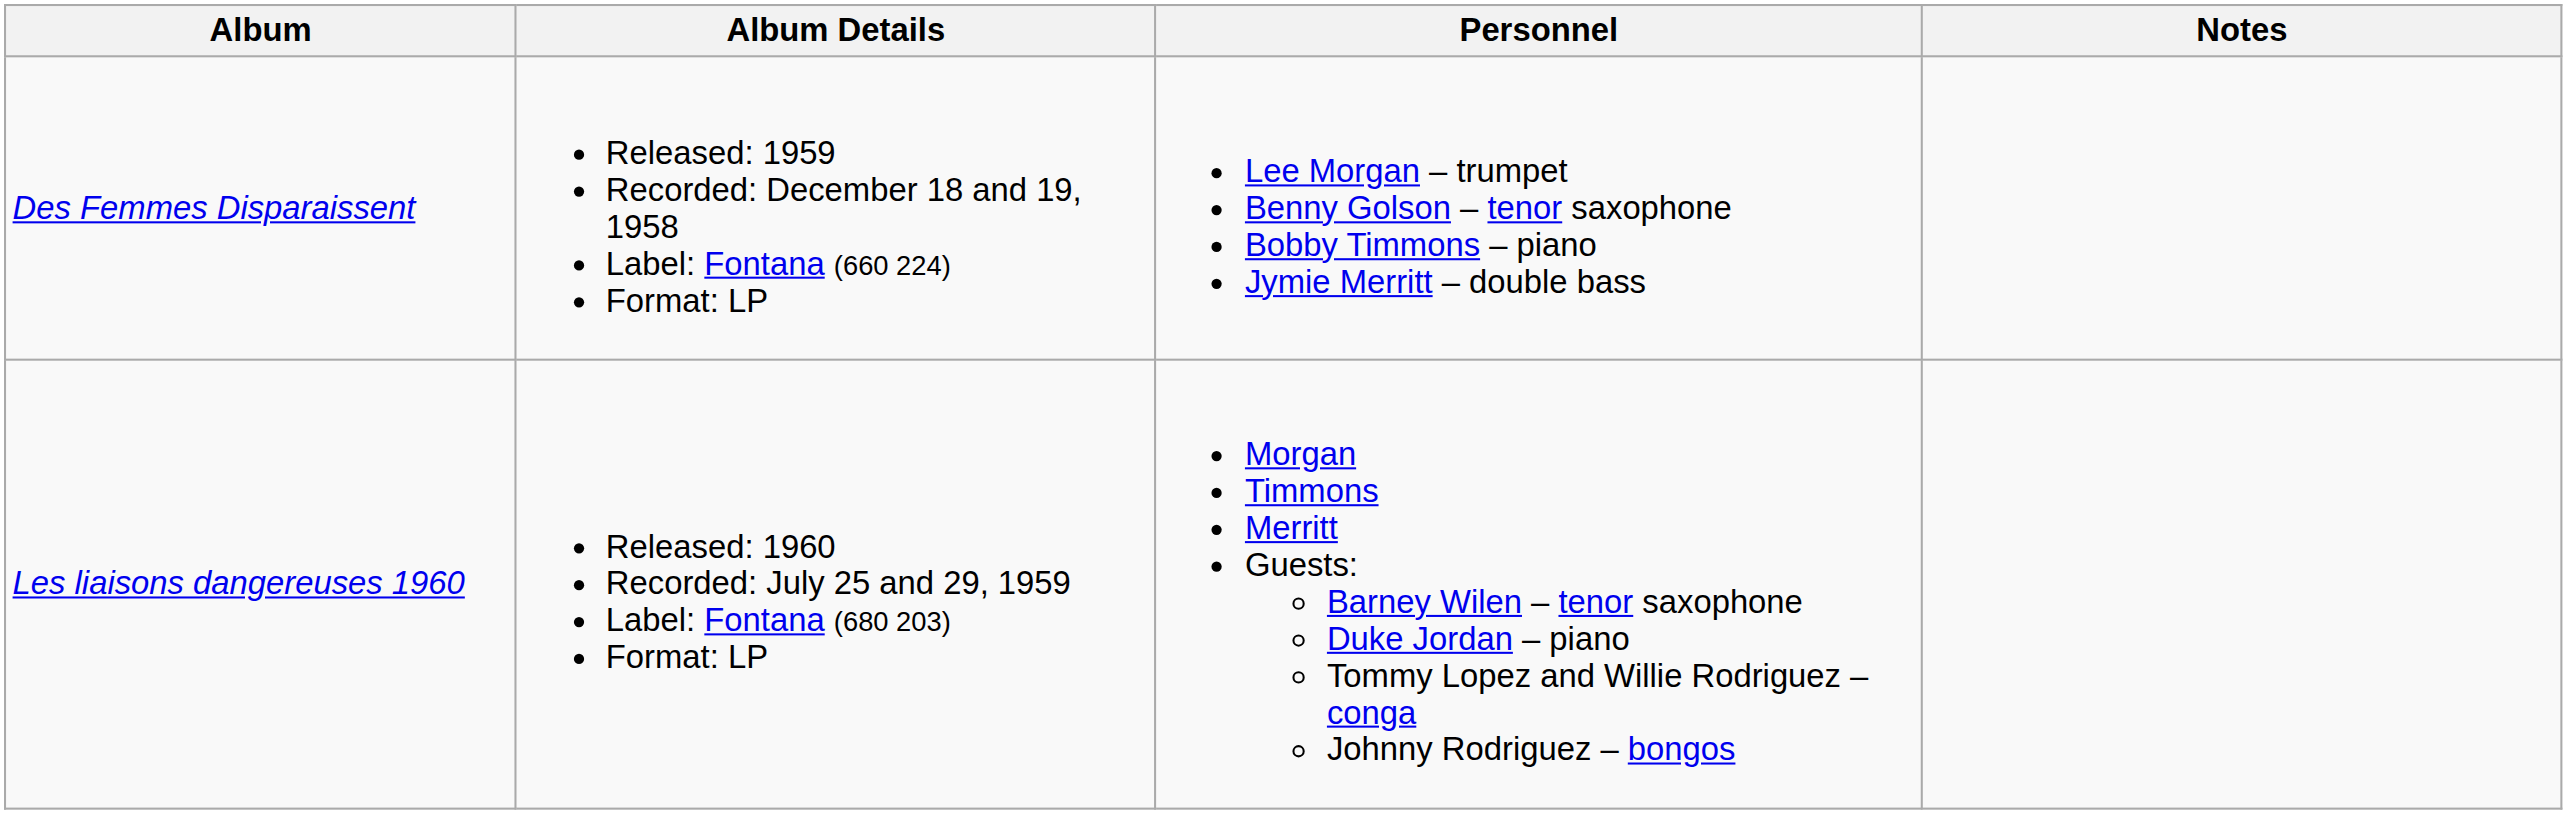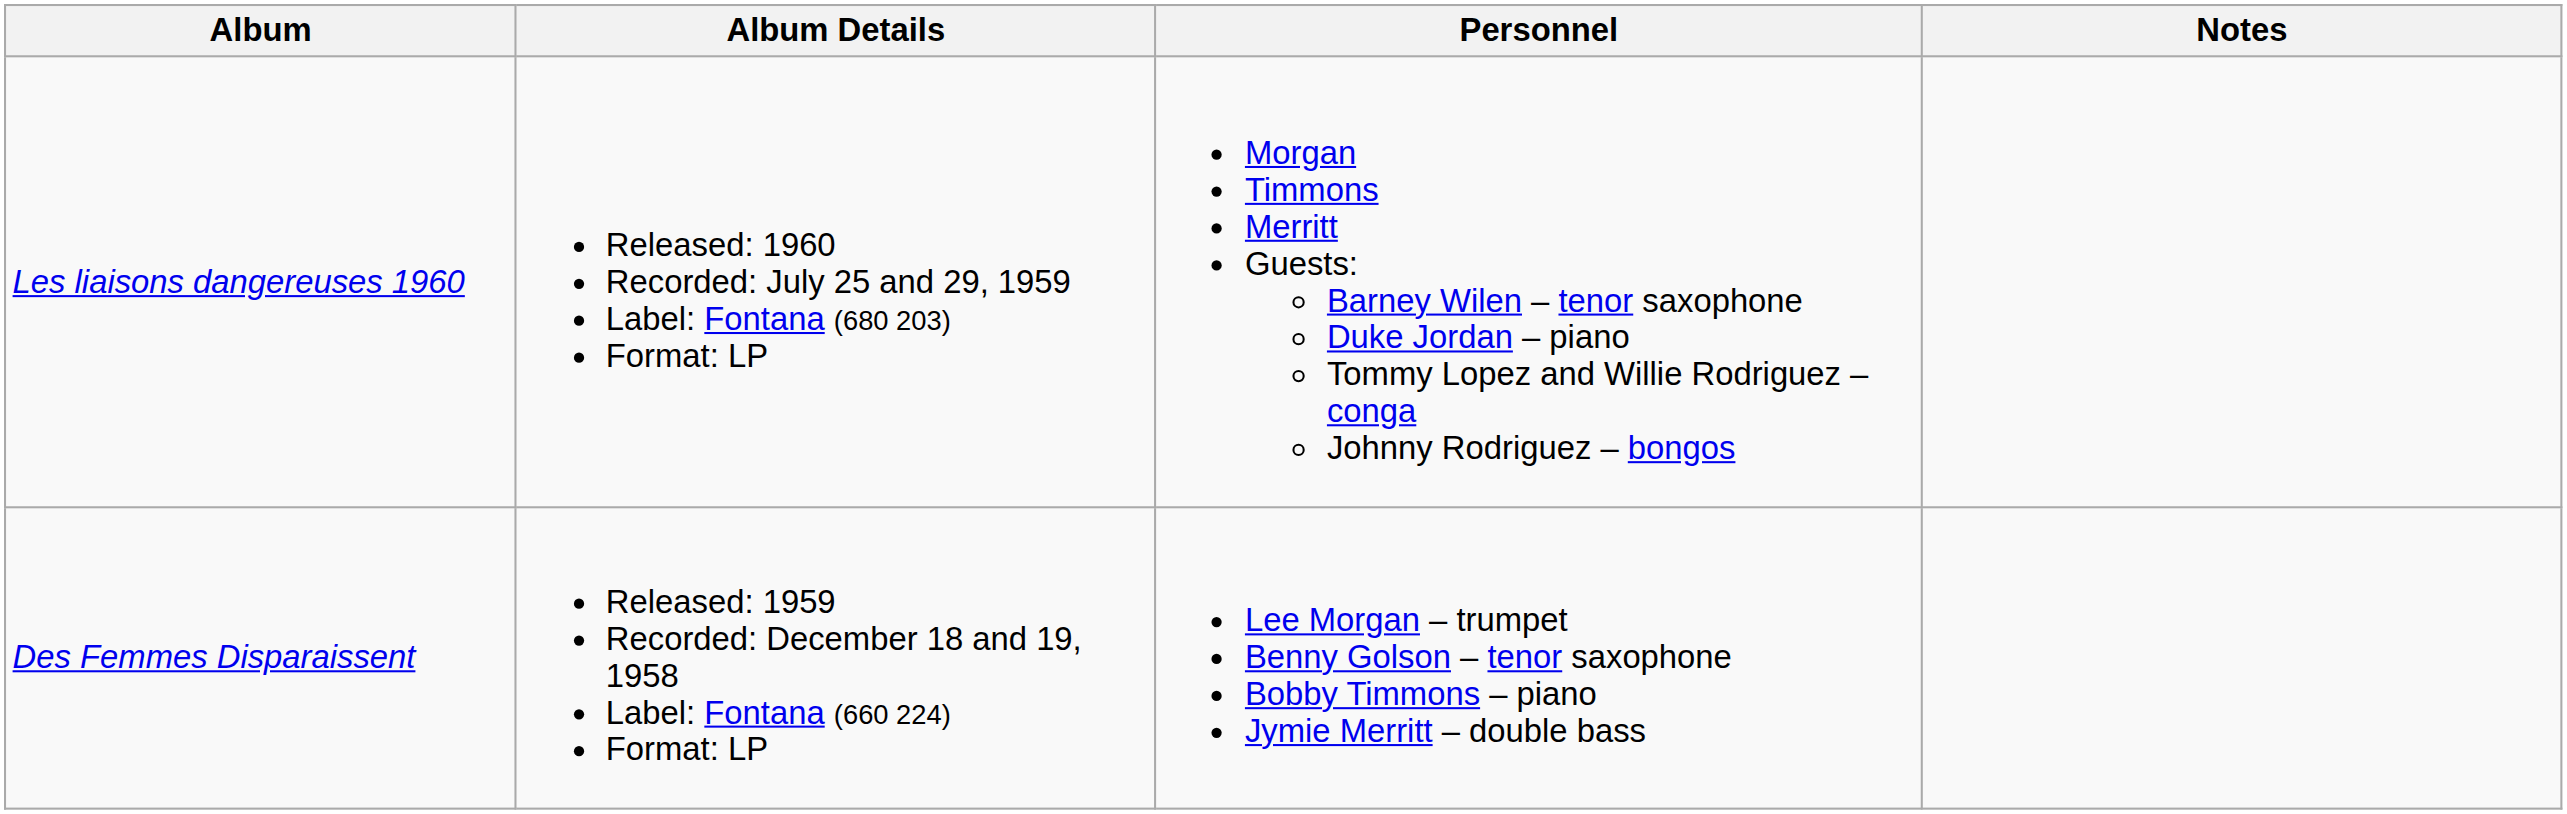rows swapped: (214, 207) <-> (239, 583)
